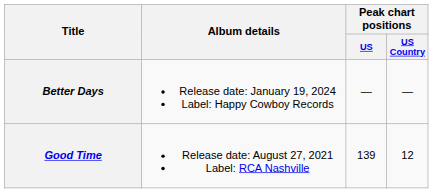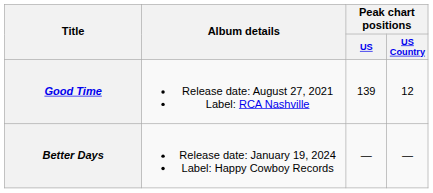rows swapped: (73, 156) <-> (73, 91)
